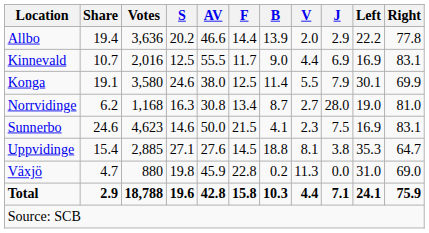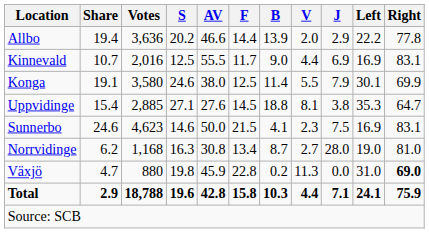rows swapped: (42, 104) <-> (41, 149)
(409, 171) normal -> (409, 171) bold
